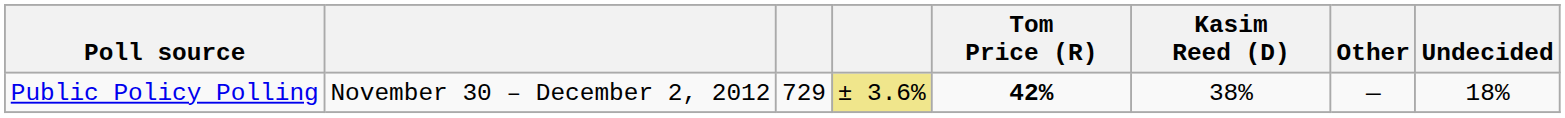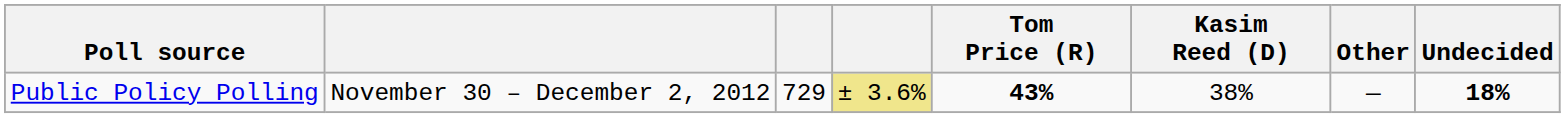(1031, 93) 42% -> (1031, 93) 43%
(1488, 93) normal -> (1488, 93) bold
